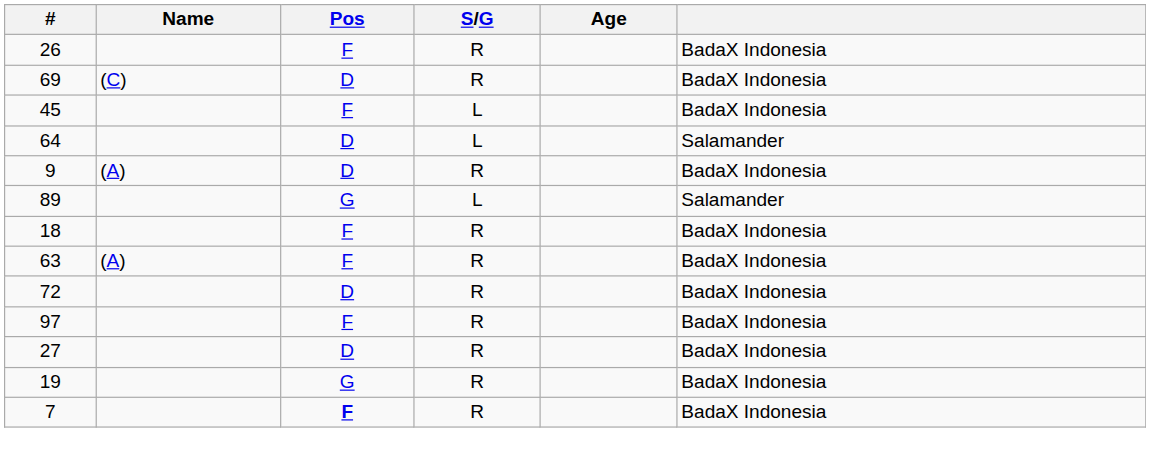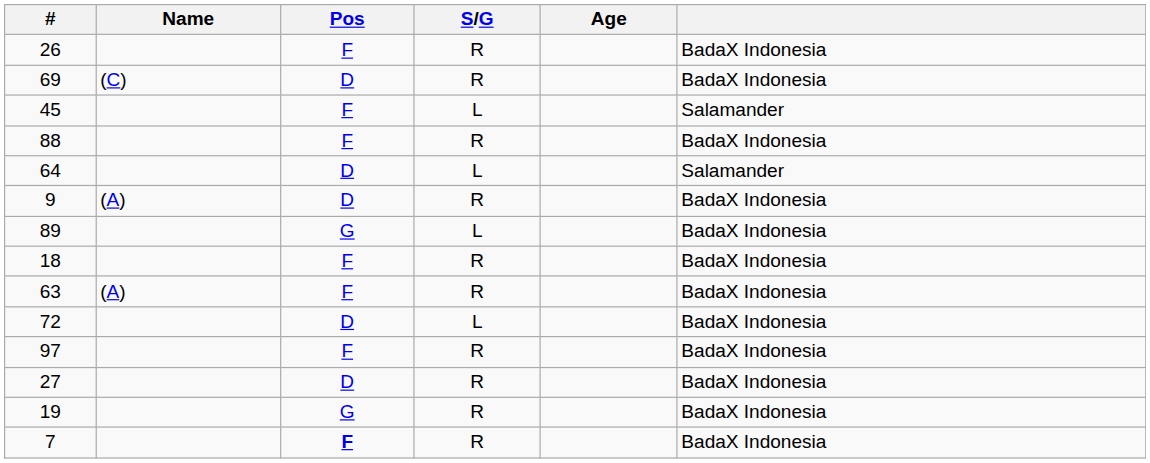(754, 110) BadaX Indonesia -> (733, 110) Salamander
+ row: (50, 140)
(733, 200) Salamander -> (754, 230) BadaX Indonesia
(477, 291) R -> (477, 321) L
